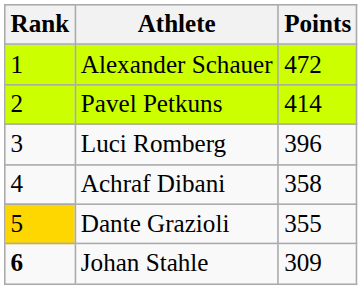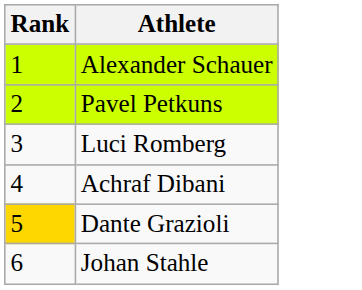- column: (318, 24)
(17, 263) bold -> (17, 263) normal
